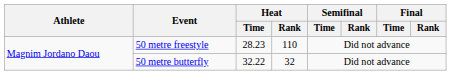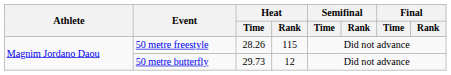(254, 45) 28.23 -> (254, 45) 28.26
(290, 45) 110 -> (290, 45) 115
(254, 62) 32.22 -> (254, 62) 29.73
(290, 62) 32 -> (290, 62) 12
